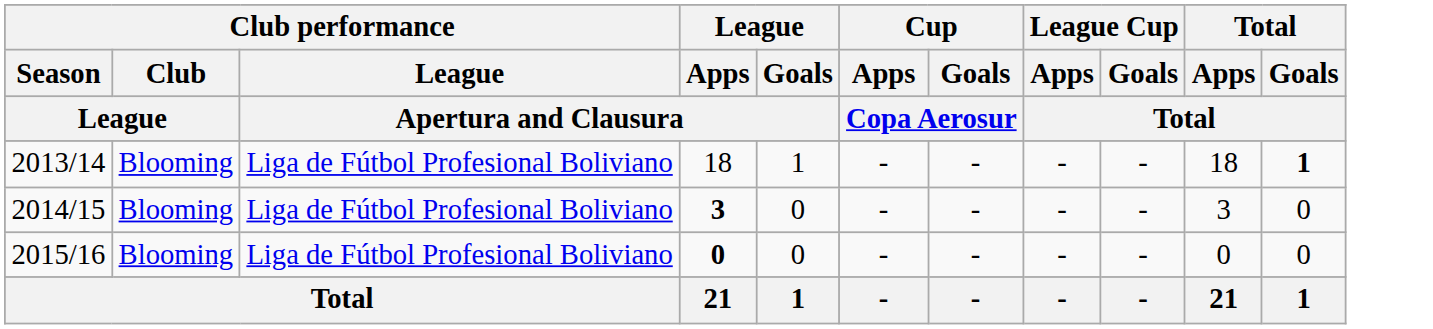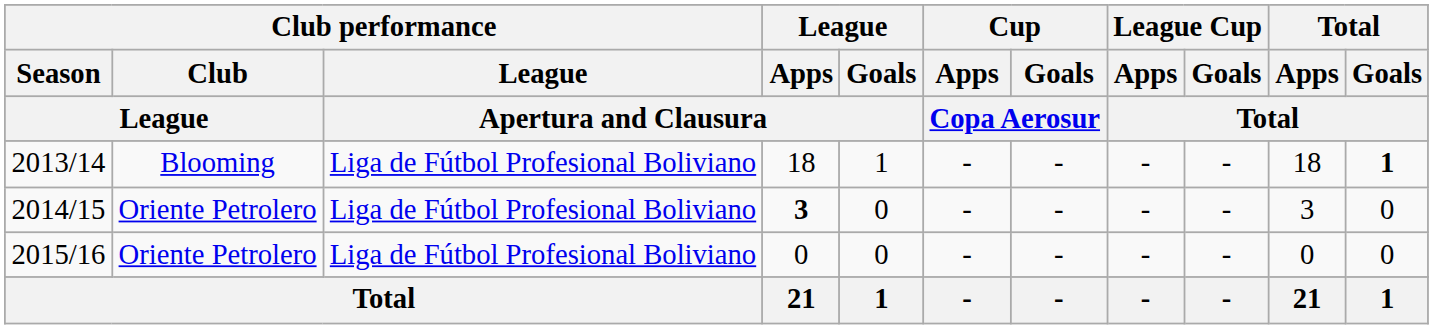(176, 208) Blooming -> (218, 208) Oriente Petrolero
(176, 254) Blooming -> (218, 254) Oriente Petrolero
(718, 254) bold -> (801, 254) normal
